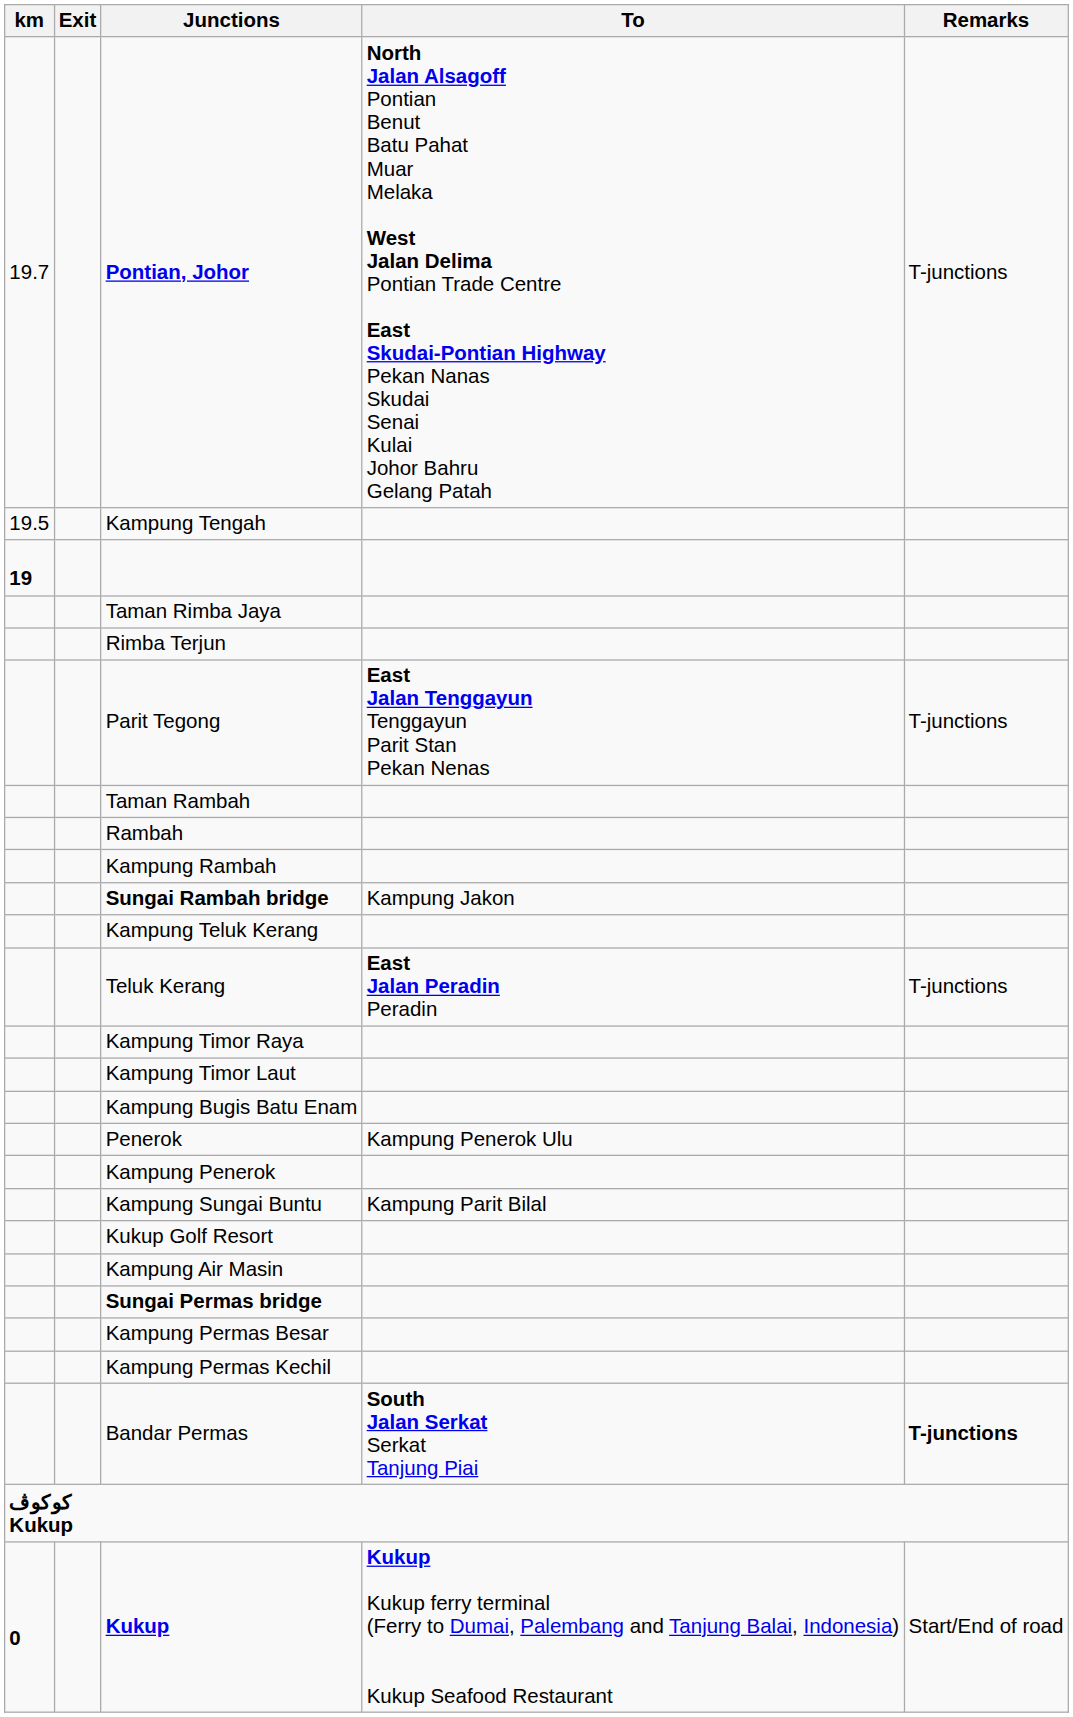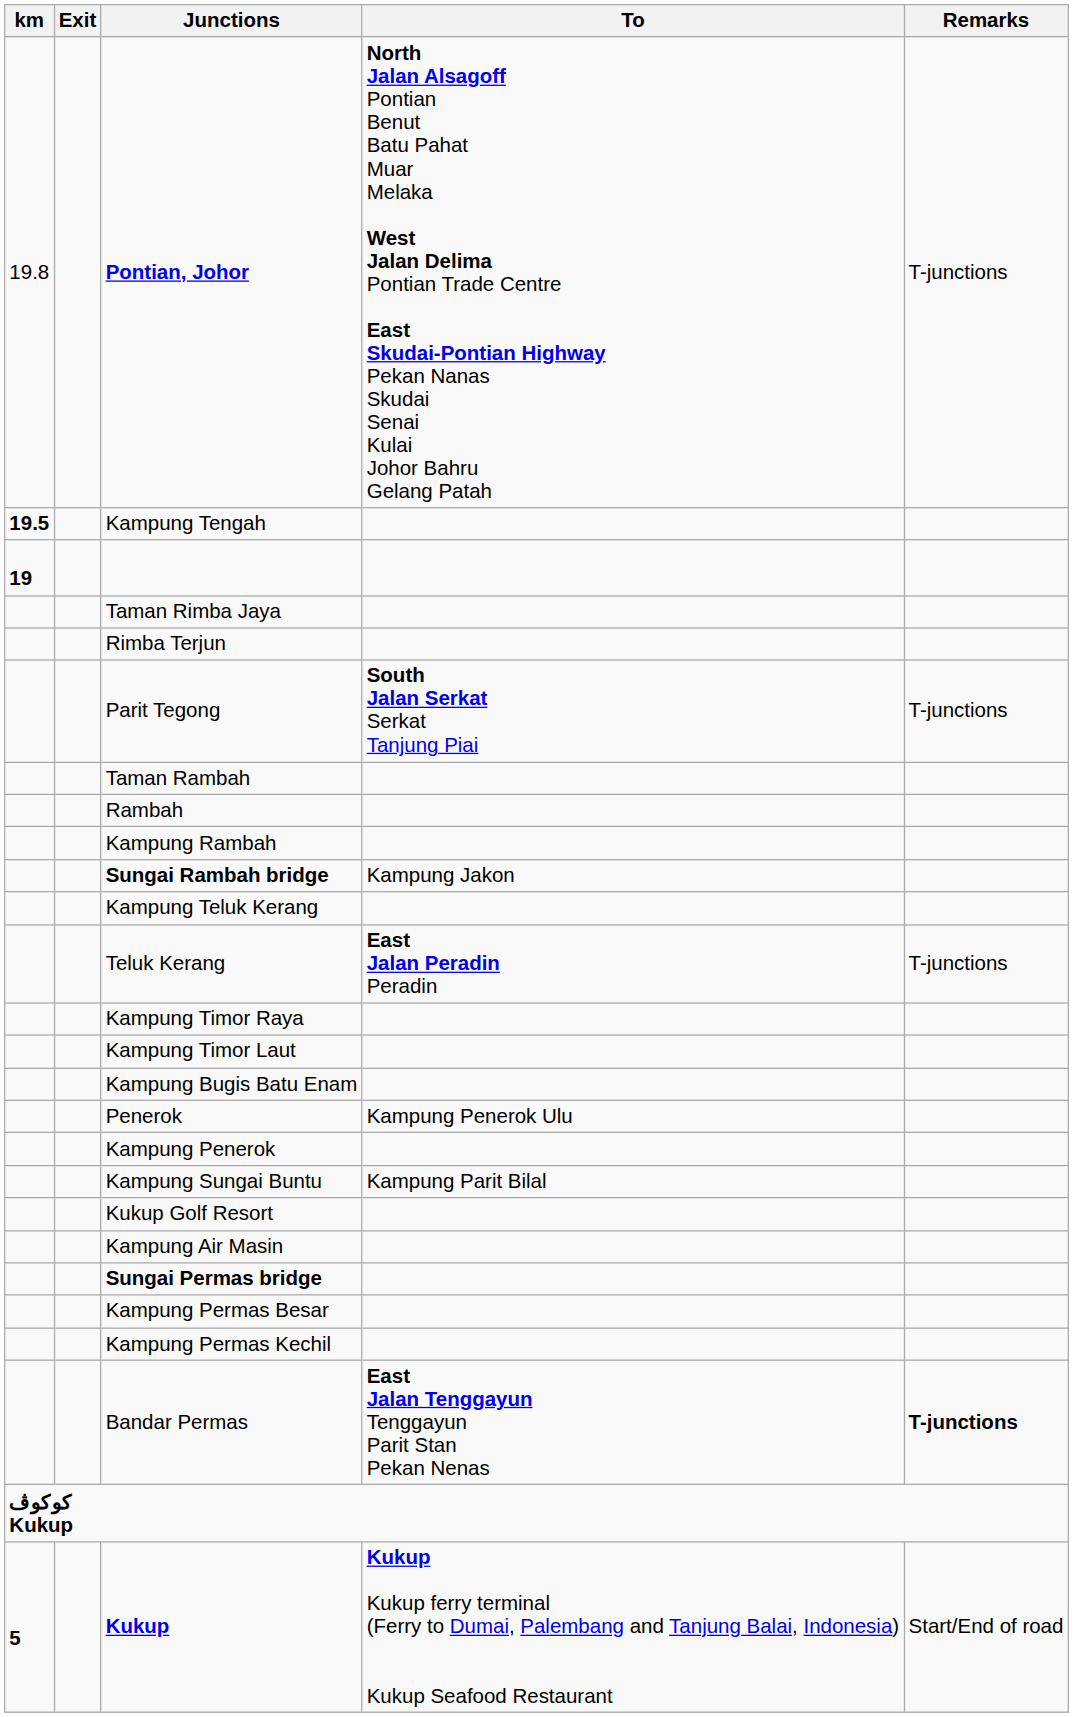(29, 272) 19.7 -> (29, 272) 19.8
(29, 523) normal -> (29, 523) bold
(450, 722) East Jalan Tenggayun Tenggayun Parit Stan Pekan Nenas -> (427, 710) South Jalan Serkat Serkat Tanjung Piai
(427, 1433) South Jalan Serkat Serkat Tanjung Piai -> (450, 1422) East Jalan Tenggayun Tenggayun Parit Stan Pekan Nenas
(15, 1638) 0 -> (15, 1638) 5
